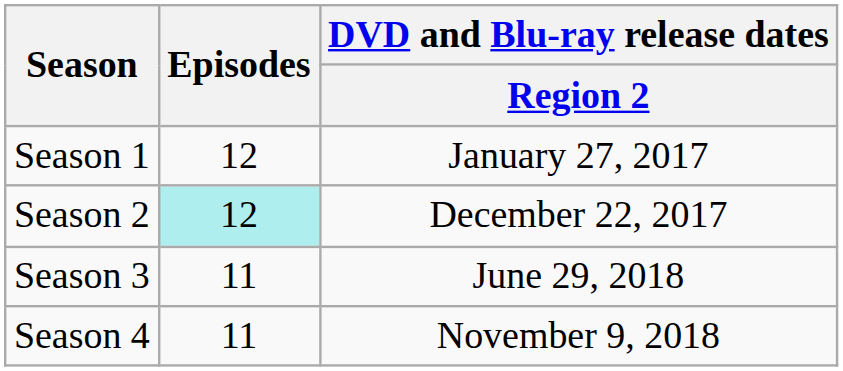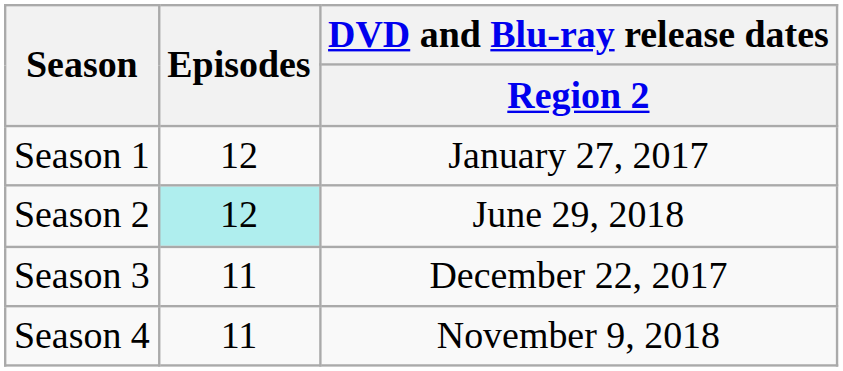(578, 214) December 22, 2017 -> (578, 214) June 29, 2018
(578, 275) June 29, 2018 -> (578, 275) December 22, 2017
